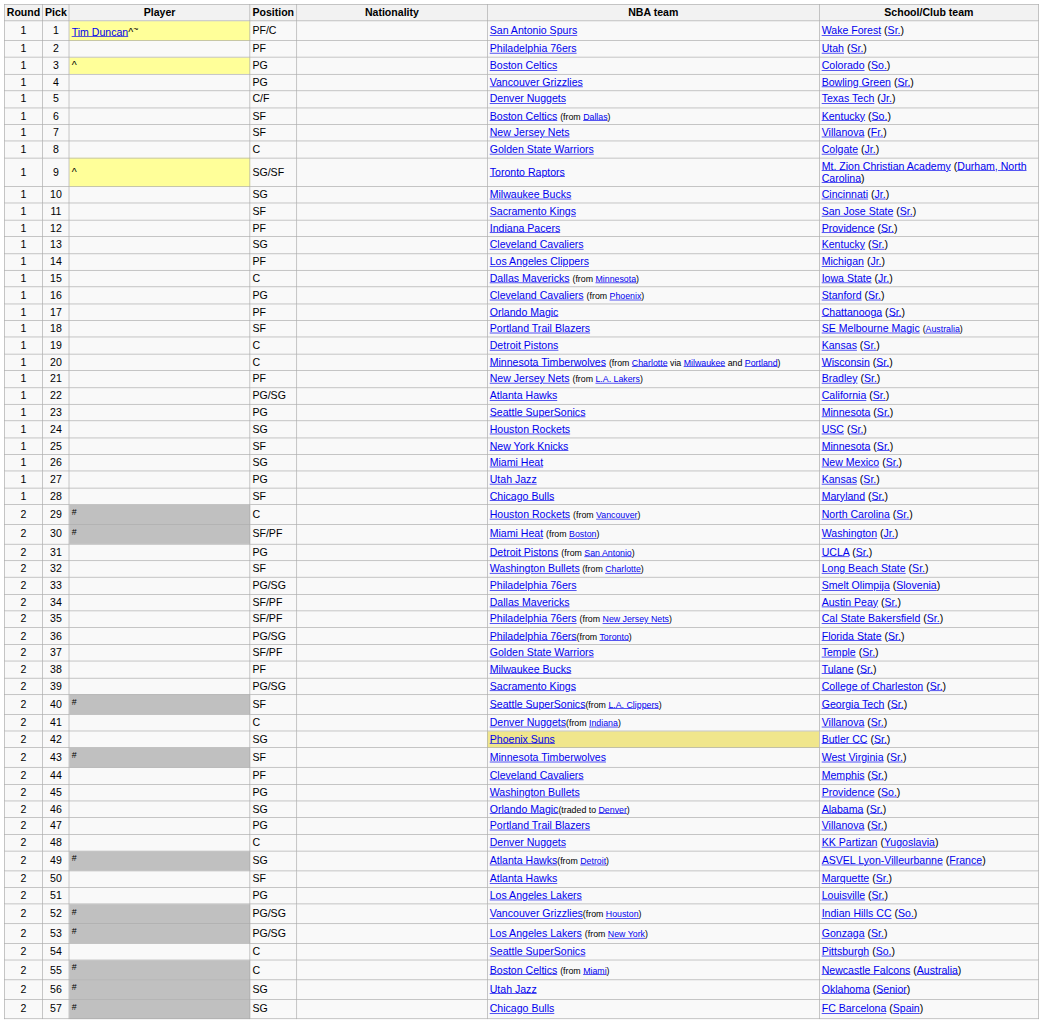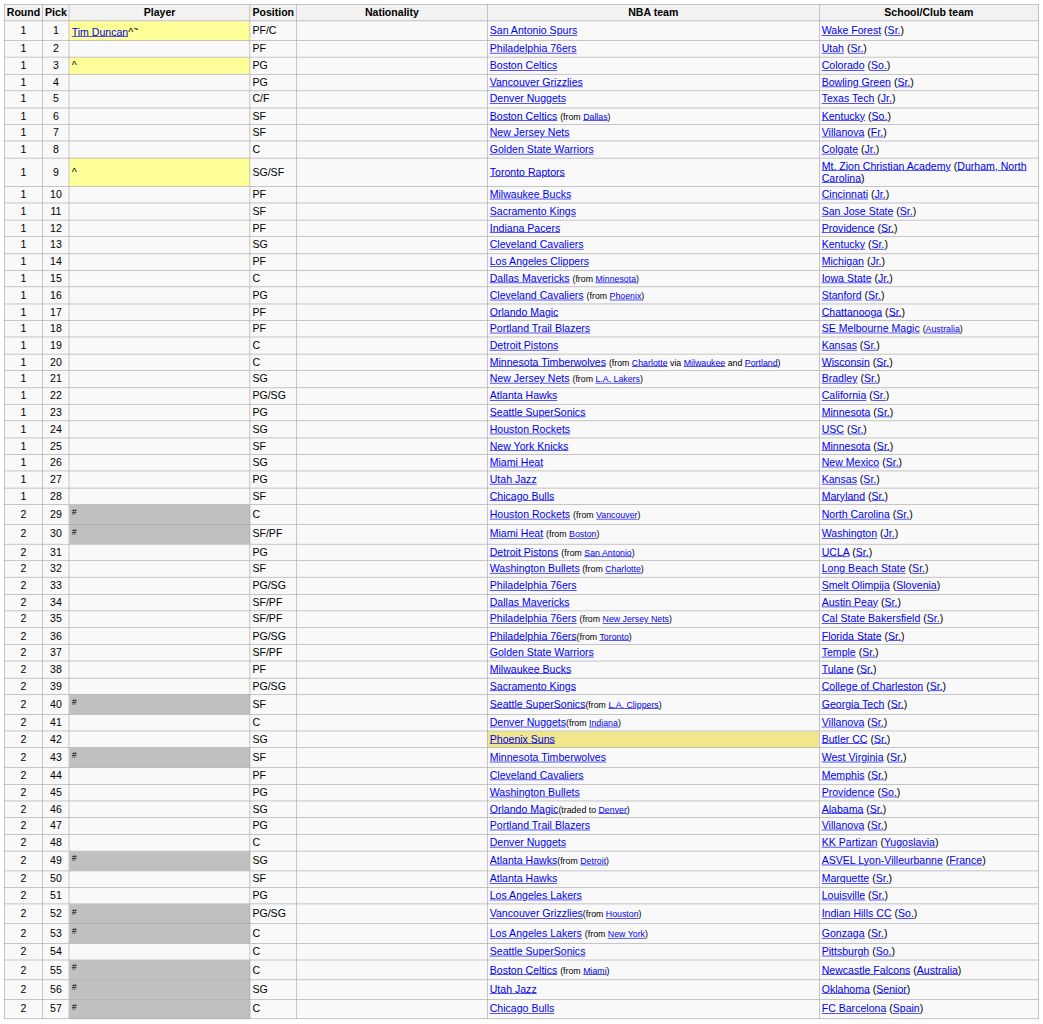(260, 195) SG -> (259, 195) PF
(259, 329) SF -> (259, 329) PF
(259, 379) PF -> (260, 379) SG
(269, 933) PG/SG -> (256, 933) C
(260, 1009) SG -> (256, 1009) C
